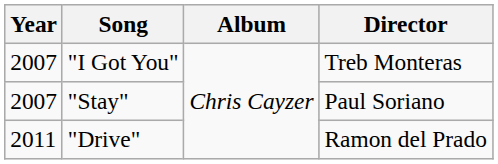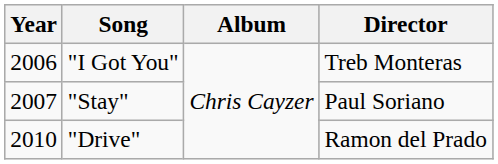(34, 62) 2007 -> (34, 62) 2006
(33, 139) 2011 -> (34, 139) 2010
